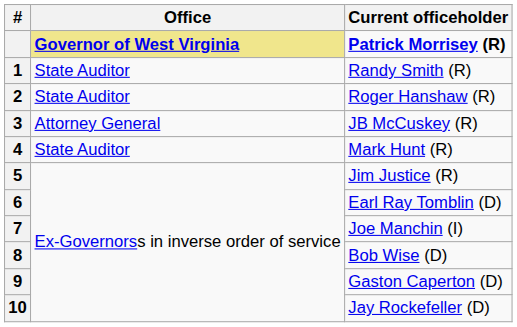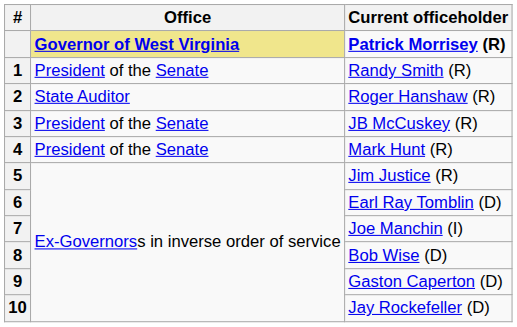(82, 70) State Auditor -> (121, 70) President of the Senate
(97, 123) Attorney General -> (121, 123) President of the Senate
(82, 149) State Auditor -> (121, 149) President of the Senate
